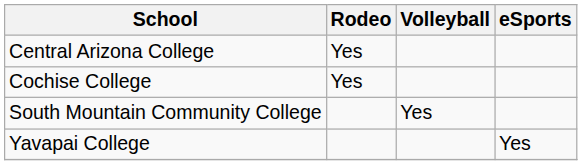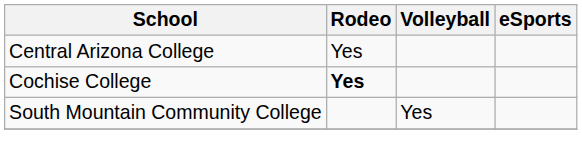(347, 81) normal -> (347, 81) bold
- row: (79, 143)
